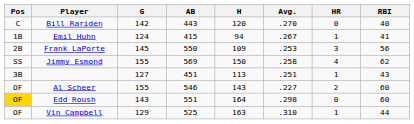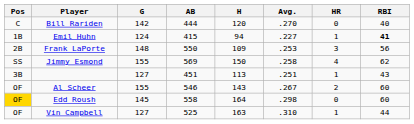(190, 23) 443 -> (190, 23) 444
(288, 36) .267 -> (288, 36) .227
(385, 36) normal -> (385, 36) bold
(142, 49) 145 -> (142, 49) 148
(288, 87) .227 -> (288, 87) .267
(142, 100) 143 -> (142, 100) 145
(190, 100) 551 -> (190, 100) 558
(142, 112) 129 -> (142, 112) 127
